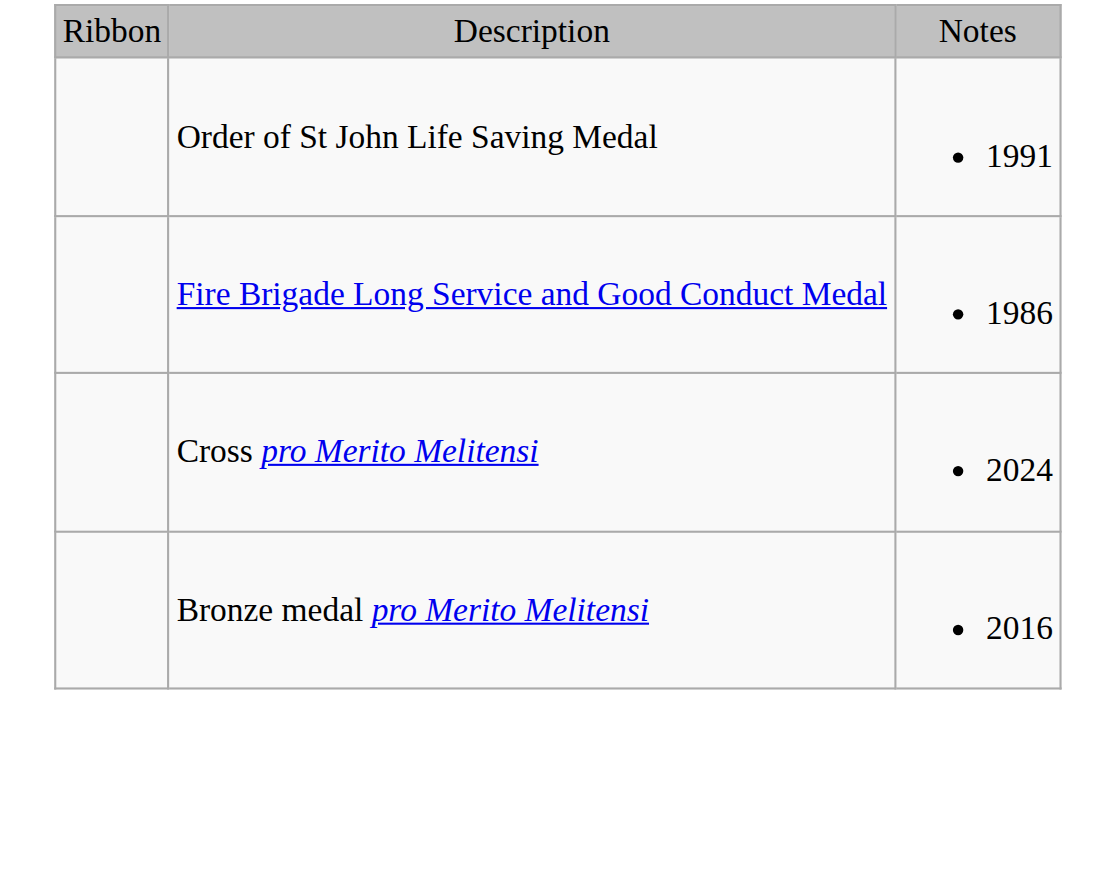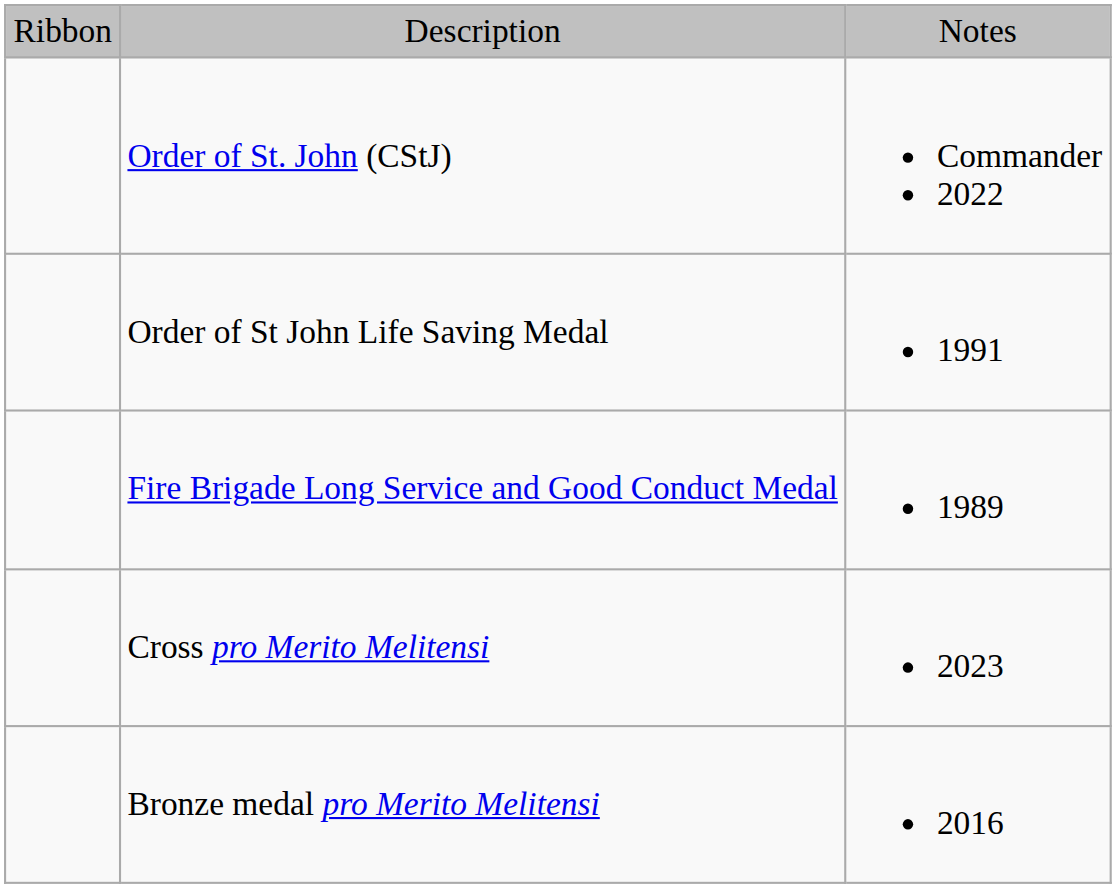+ row: (290, 155)
(978, 313) 1986 -> (978, 508) 1989
(978, 471) 2024 -> (978, 666) 2023
